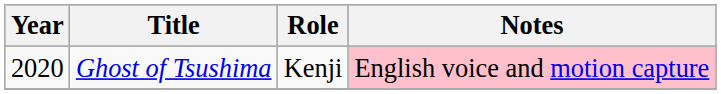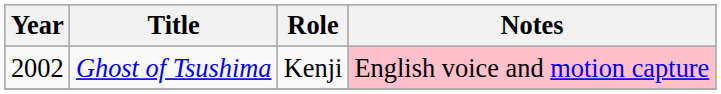(37, 67) 2020 -> (37, 67) 2002
